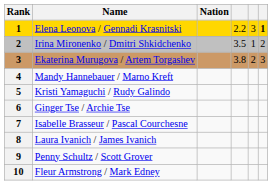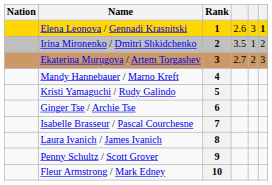columns swapped: (18, 12) <-> (214, 12)
(240, 28) 2.2 -> (240, 28) 2.6
(240, 60) 3.8 -> (240, 60) 2.7
